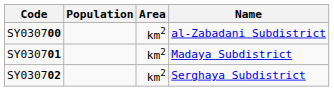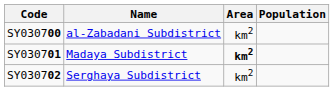columns swapped: (249, 14) <-> (100, 14)
(156, 54) normal -> (244, 54) bold
